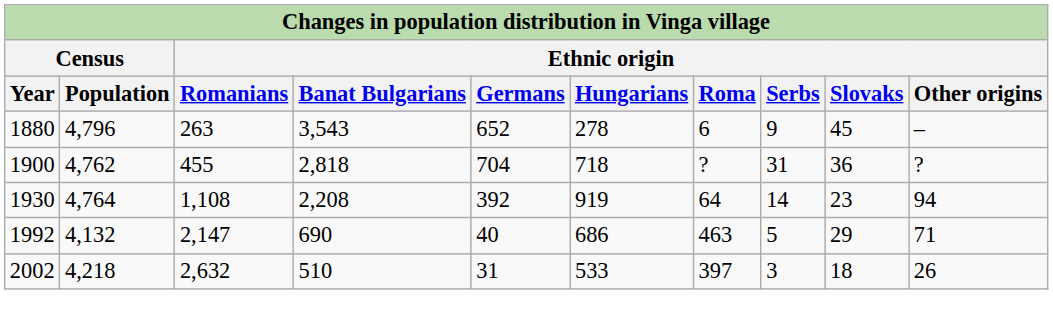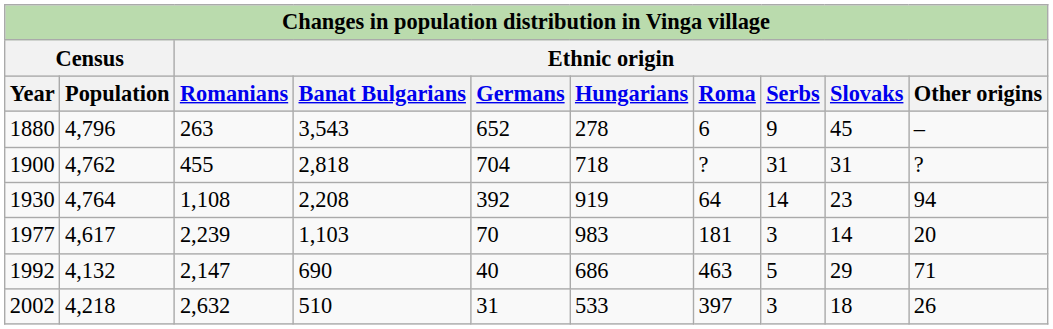(841, 164) 36 -> (841, 164) 31
+ row: (32, 235)
